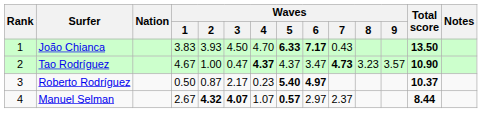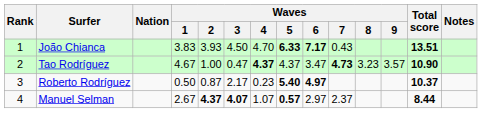(425, 47) 13.50 -> (425, 47) 13.51
(211, 99) 4.32 -> (211, 99) 4.37
